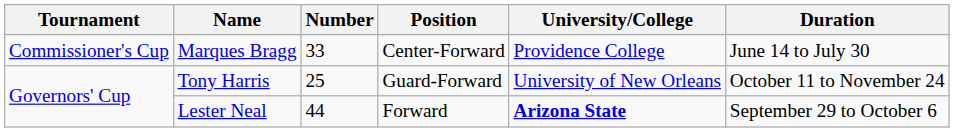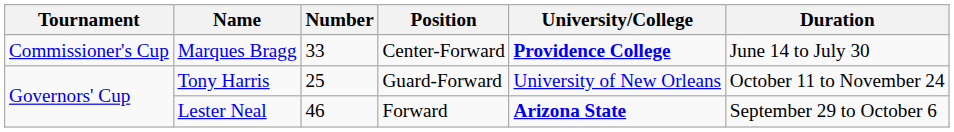(589, 50) normal -> (592, 50) bold
(315, 111) 44 -> (315, 111) 46
